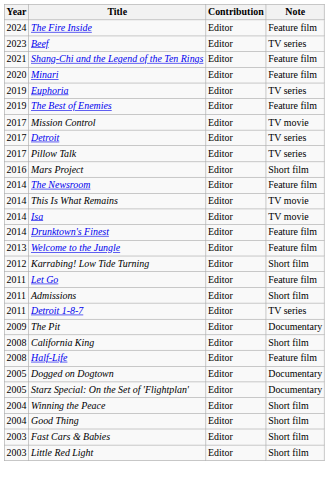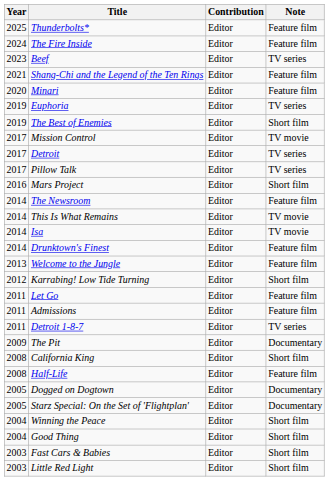+ row: (60, 28)
(293, 106) Feature film -> (288, 122) Short film
(288, 295) Short film -> (293, 311) Feature film
